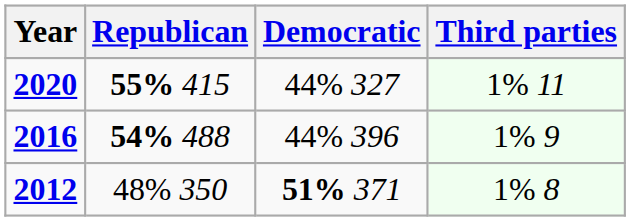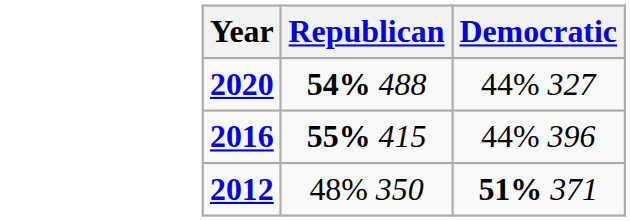- column: (526, 31)
(170, 84) 55% 415 -> (367, 84) 54% 488
(170, 136) 54% 488 -> (367, 136) 55% 415
